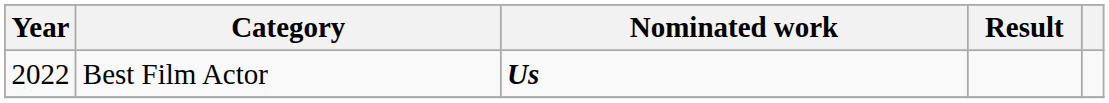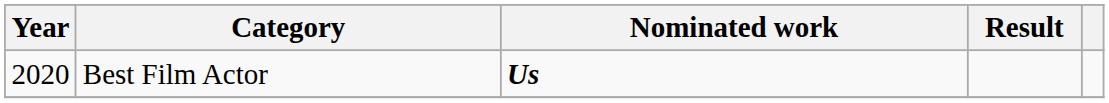(41, 73) 2022 -> (41, 73) 2020
